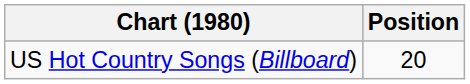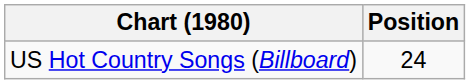(413, 59) 20 -> (413, 59) 24
